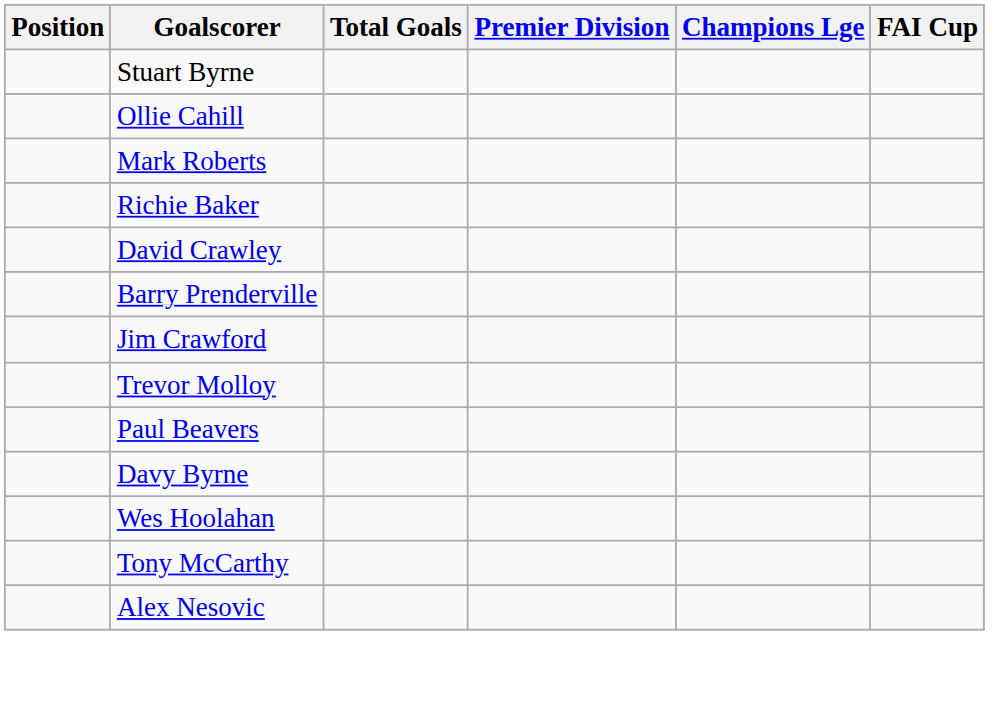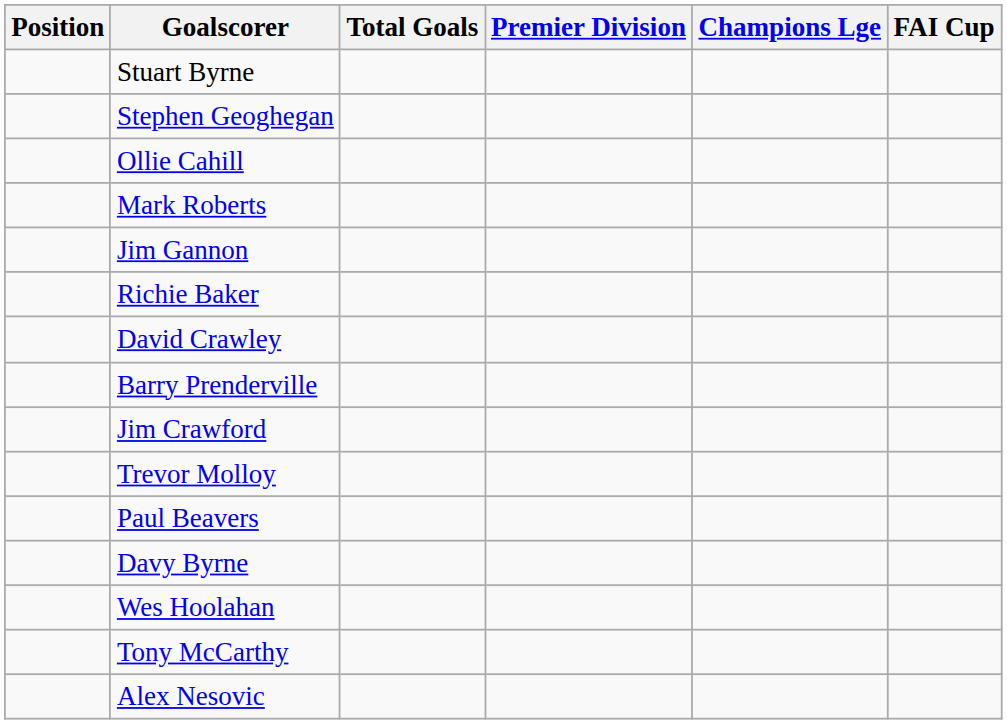+ row: (225, 116)
+ row: (183, 250)
